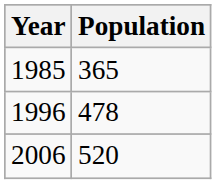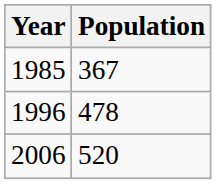(98, 69) 365 -> (98, 69) 367
